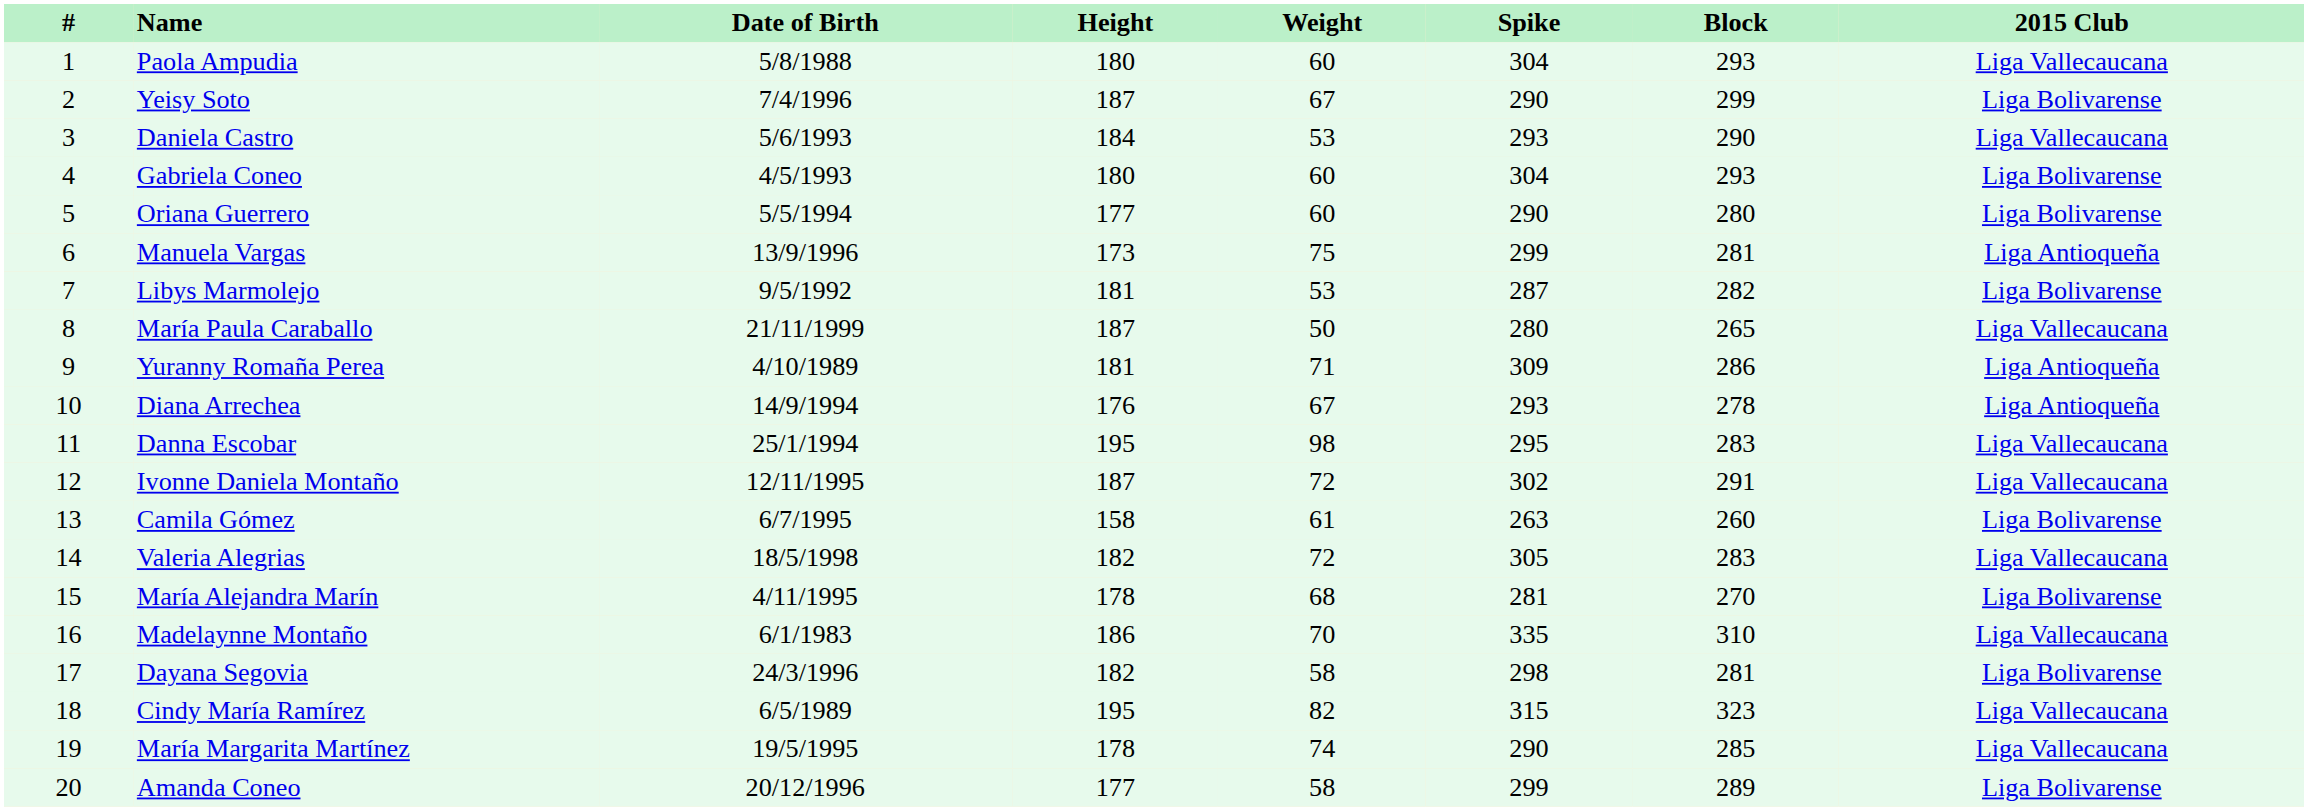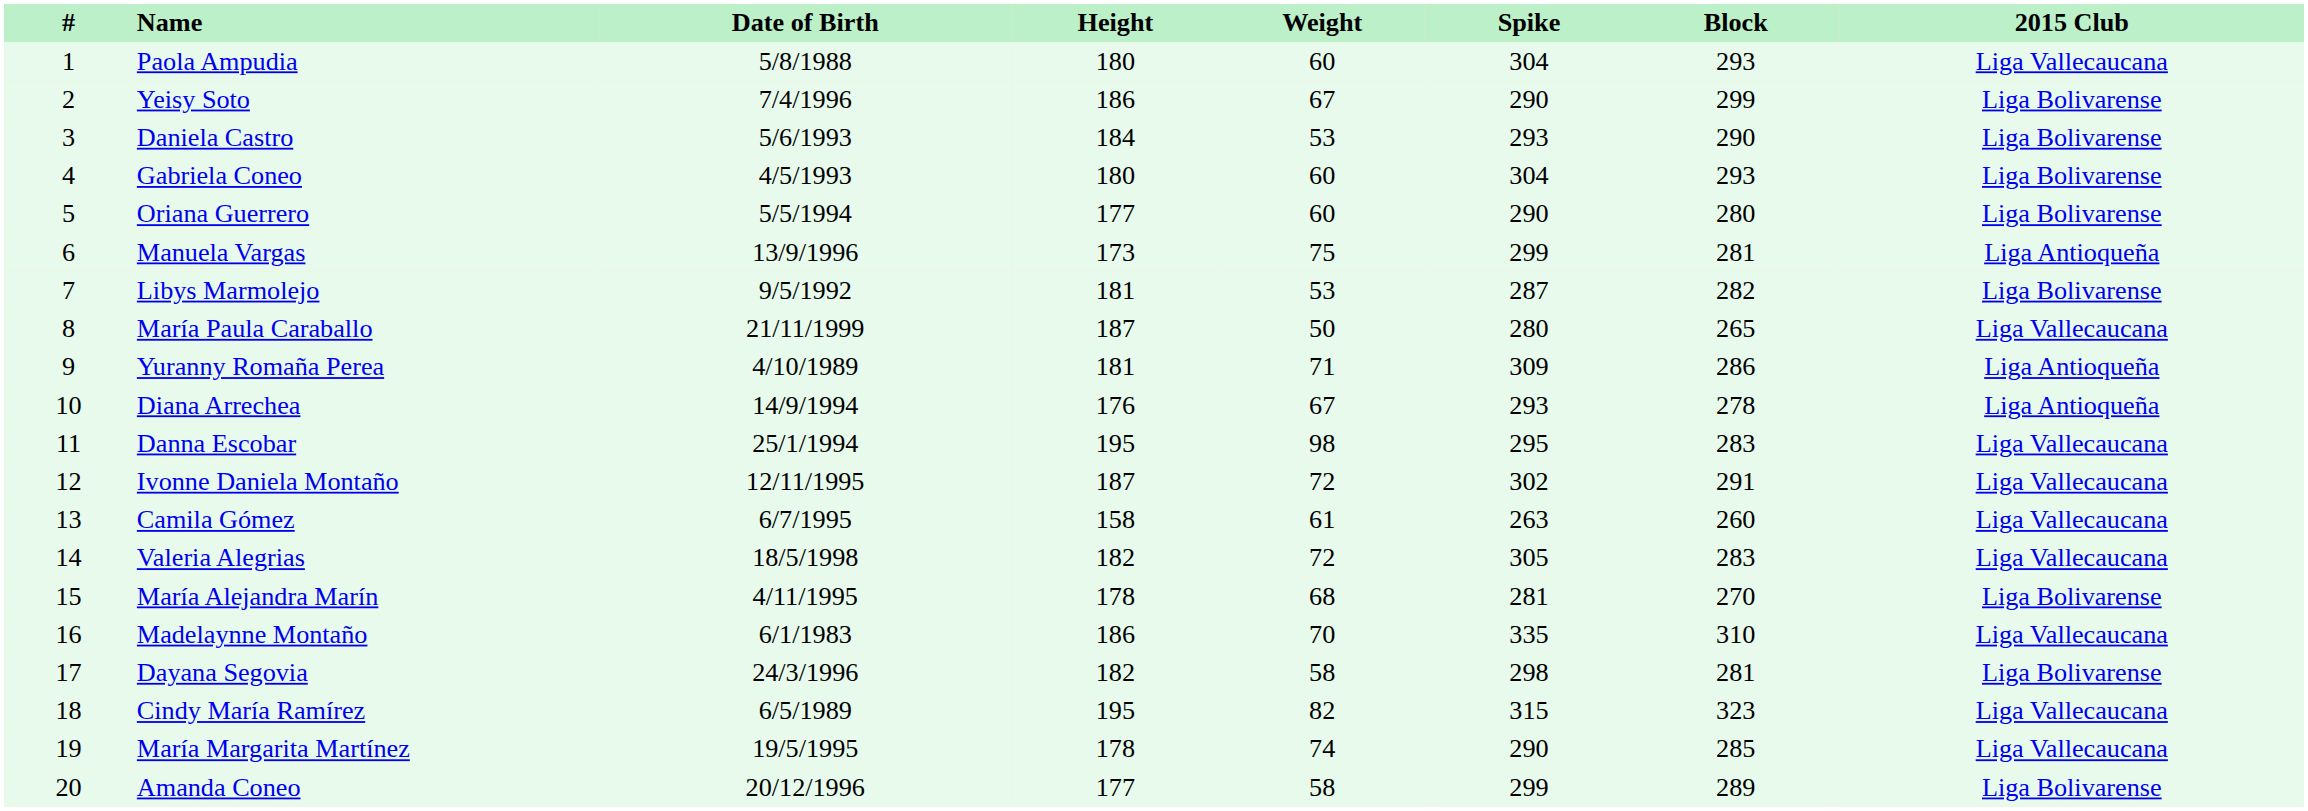(1115, 99) 187 -> (1115, 99) 186
(2072, 137) Liga Vallecaucana -> (2072, 137) Liga Bolivarense
(2072, 519) Liga Bolivarense -> (2072, 519) Liga Vallecaucana
